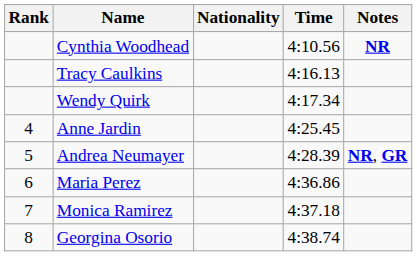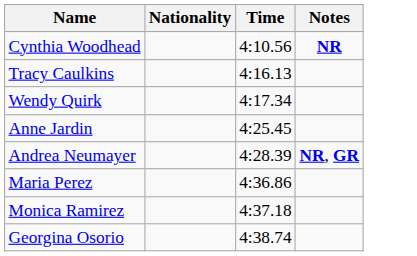- column: (29, 18)
